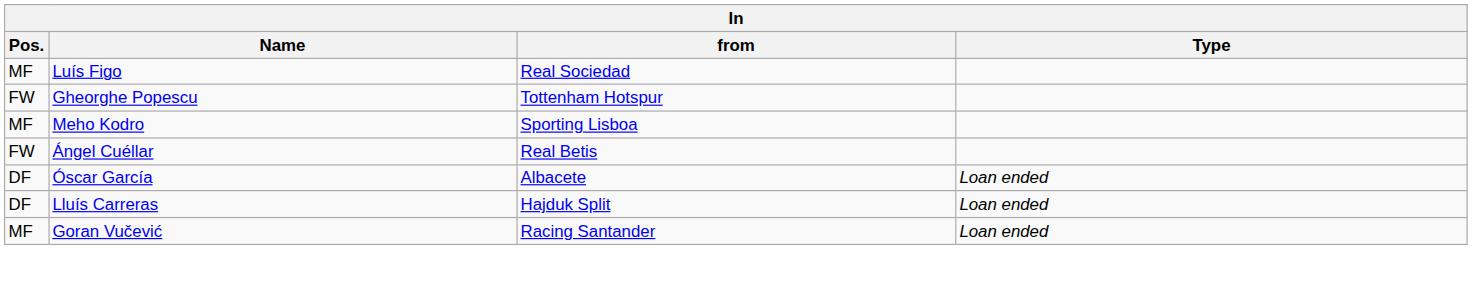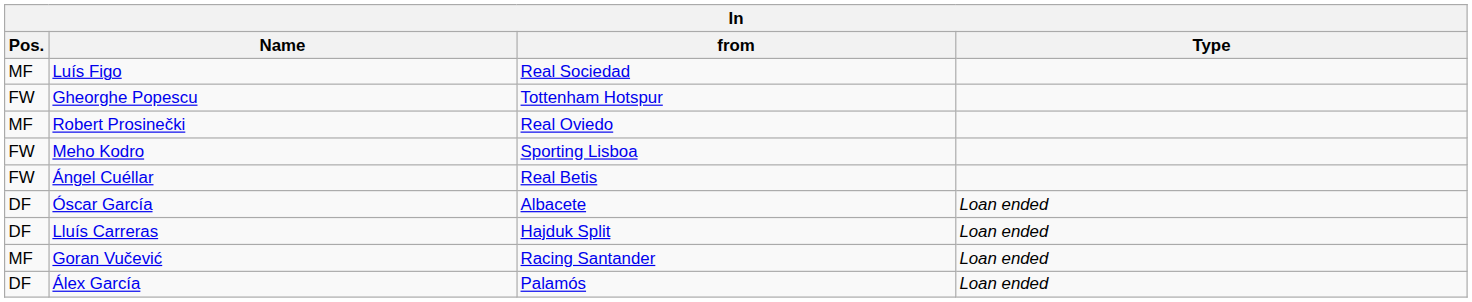+ row: (119, 125)
(21, 125) MF -> (22, 151) FW
+ row: (96, 284)
